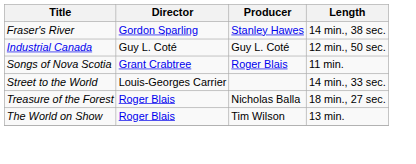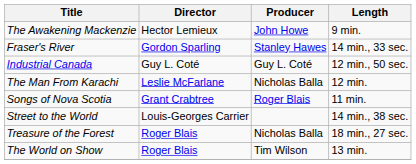+ row: (72, 30)
(347, 30) 14 min., 38 sec. -> (370, 47) 14 min., 33 sec.
+ row: (62, 82)
(347, 82) 14 min., 33 sec. -> (370, 116) 14 min., 38 sec.
